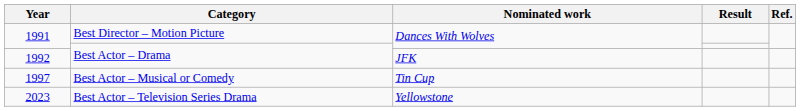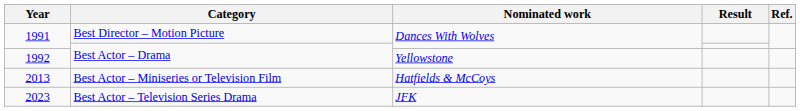(406, 58) JFK -> (424, 58) Yellowstone
- row: (38, 77)
+ row: (38, 77)
(424, 96) Yellowstone -> (406, 96) JFK
